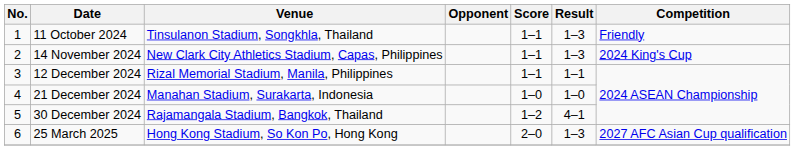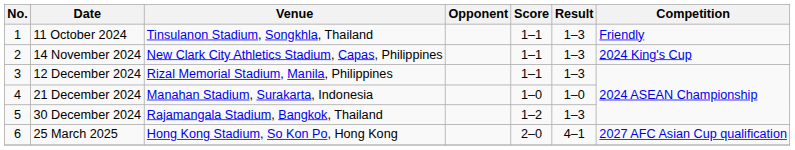(574, 74) 1–1 -> (574, 74) 1–3
(574, 114) 4–1 -> (574, 114) 1–3
(574, 134) 1–3 -> (574, 134) 4–1
